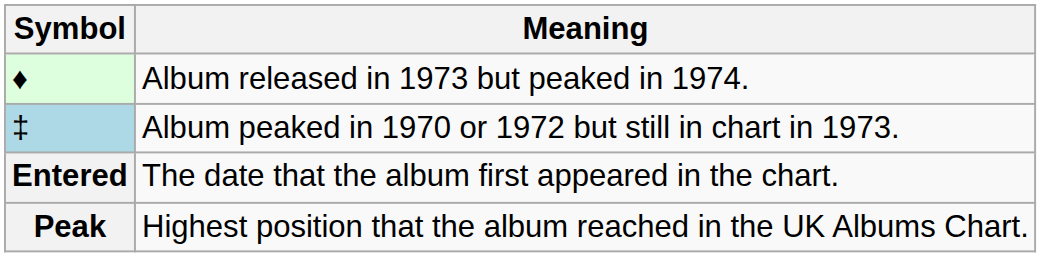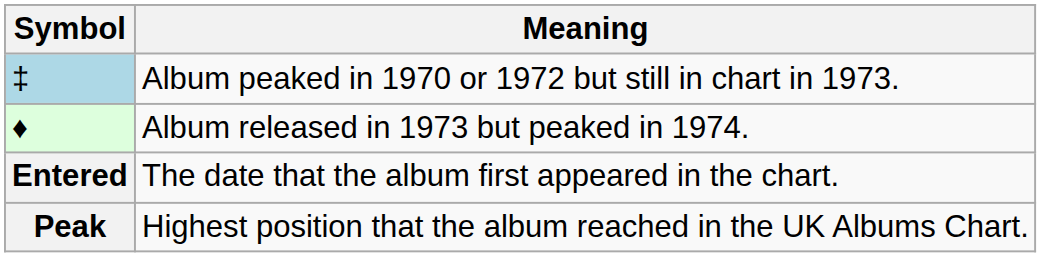rows swapped: (21, 127) <-> (20, 78)
